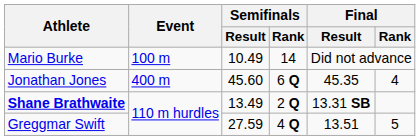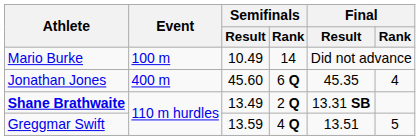(246, 125) 27.59 -> (246, 125) 13.59
